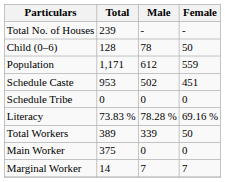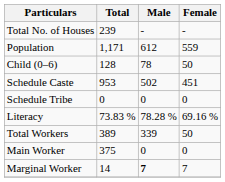rows swapped: (30, 64) <-> (32, 47)
(143, 168) normal -> (143, 168) bold
